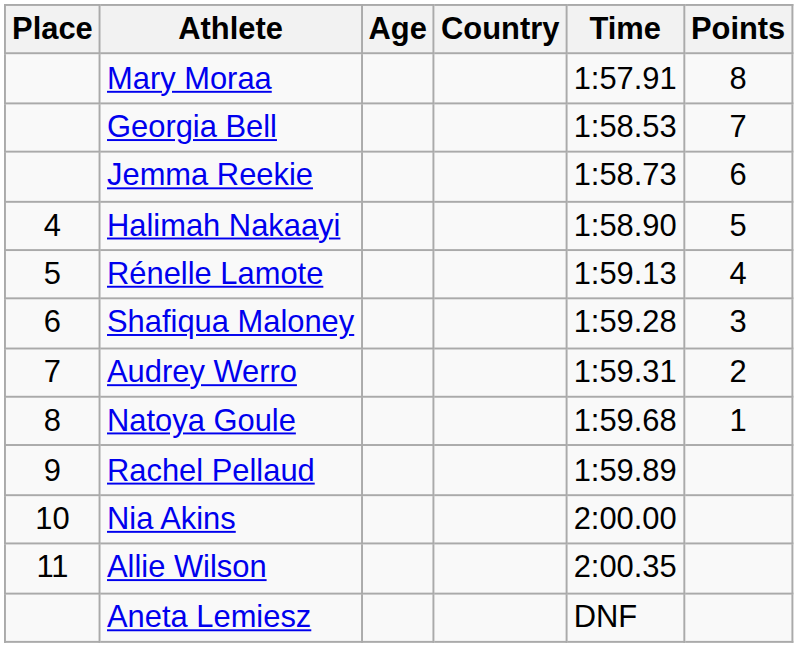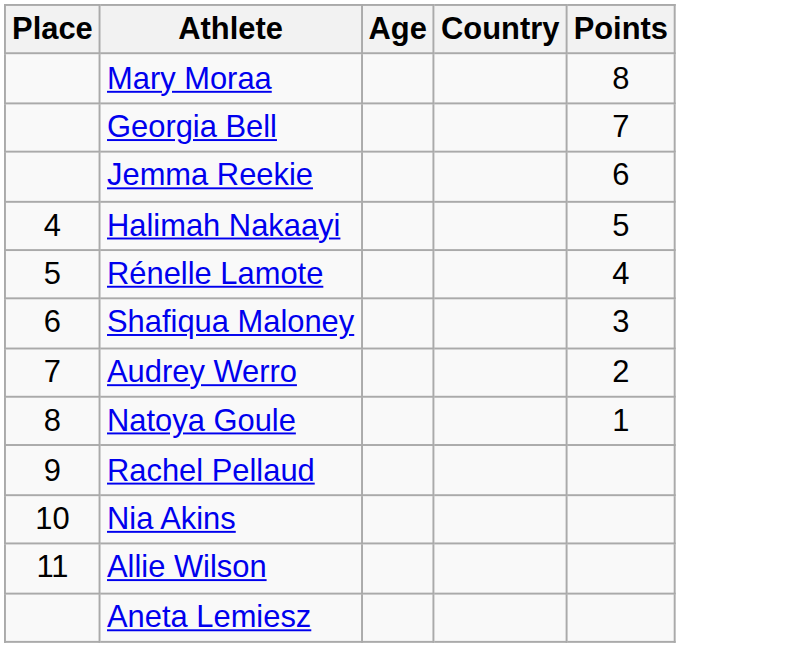- column: (625, 28)
